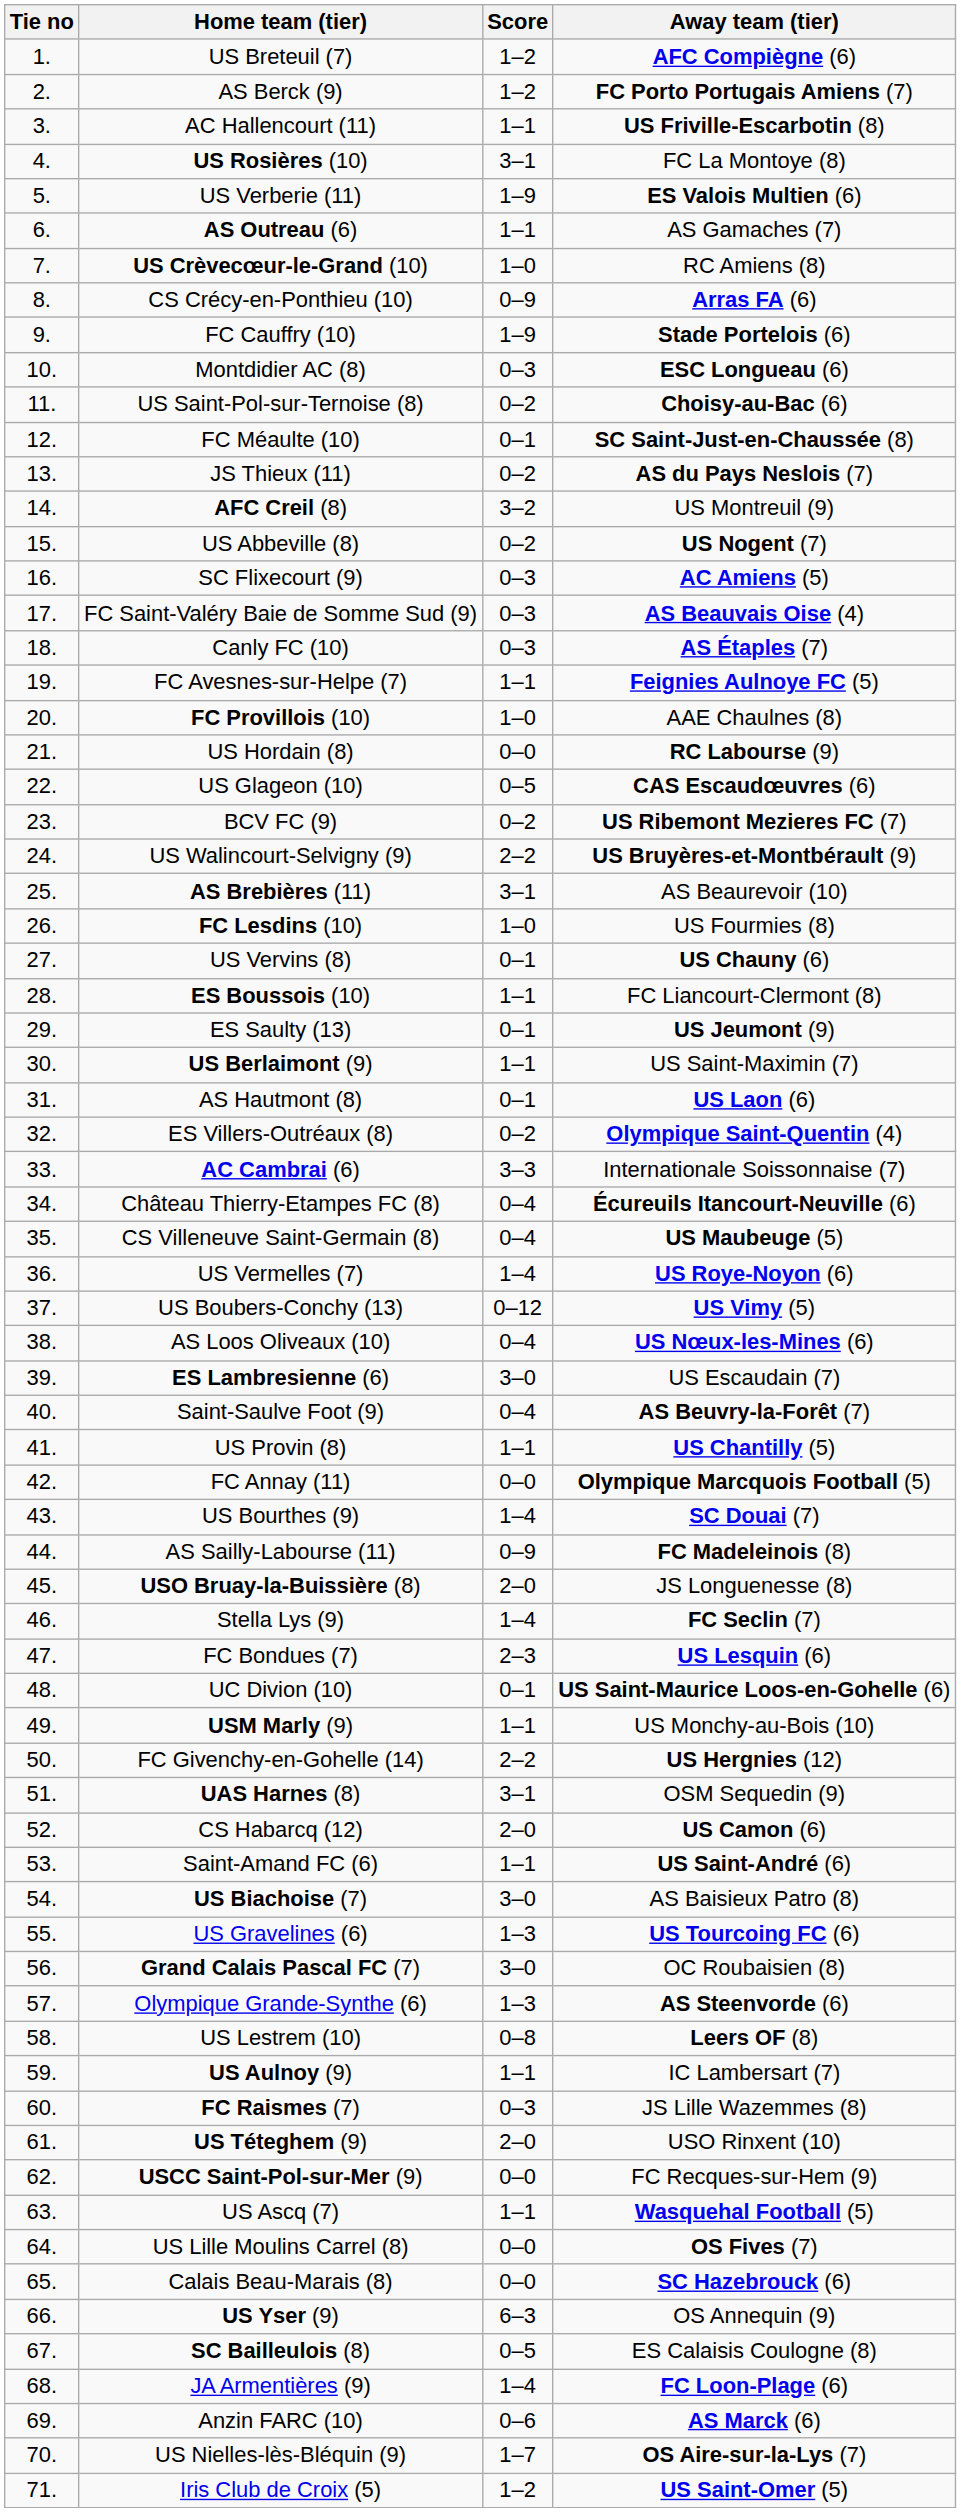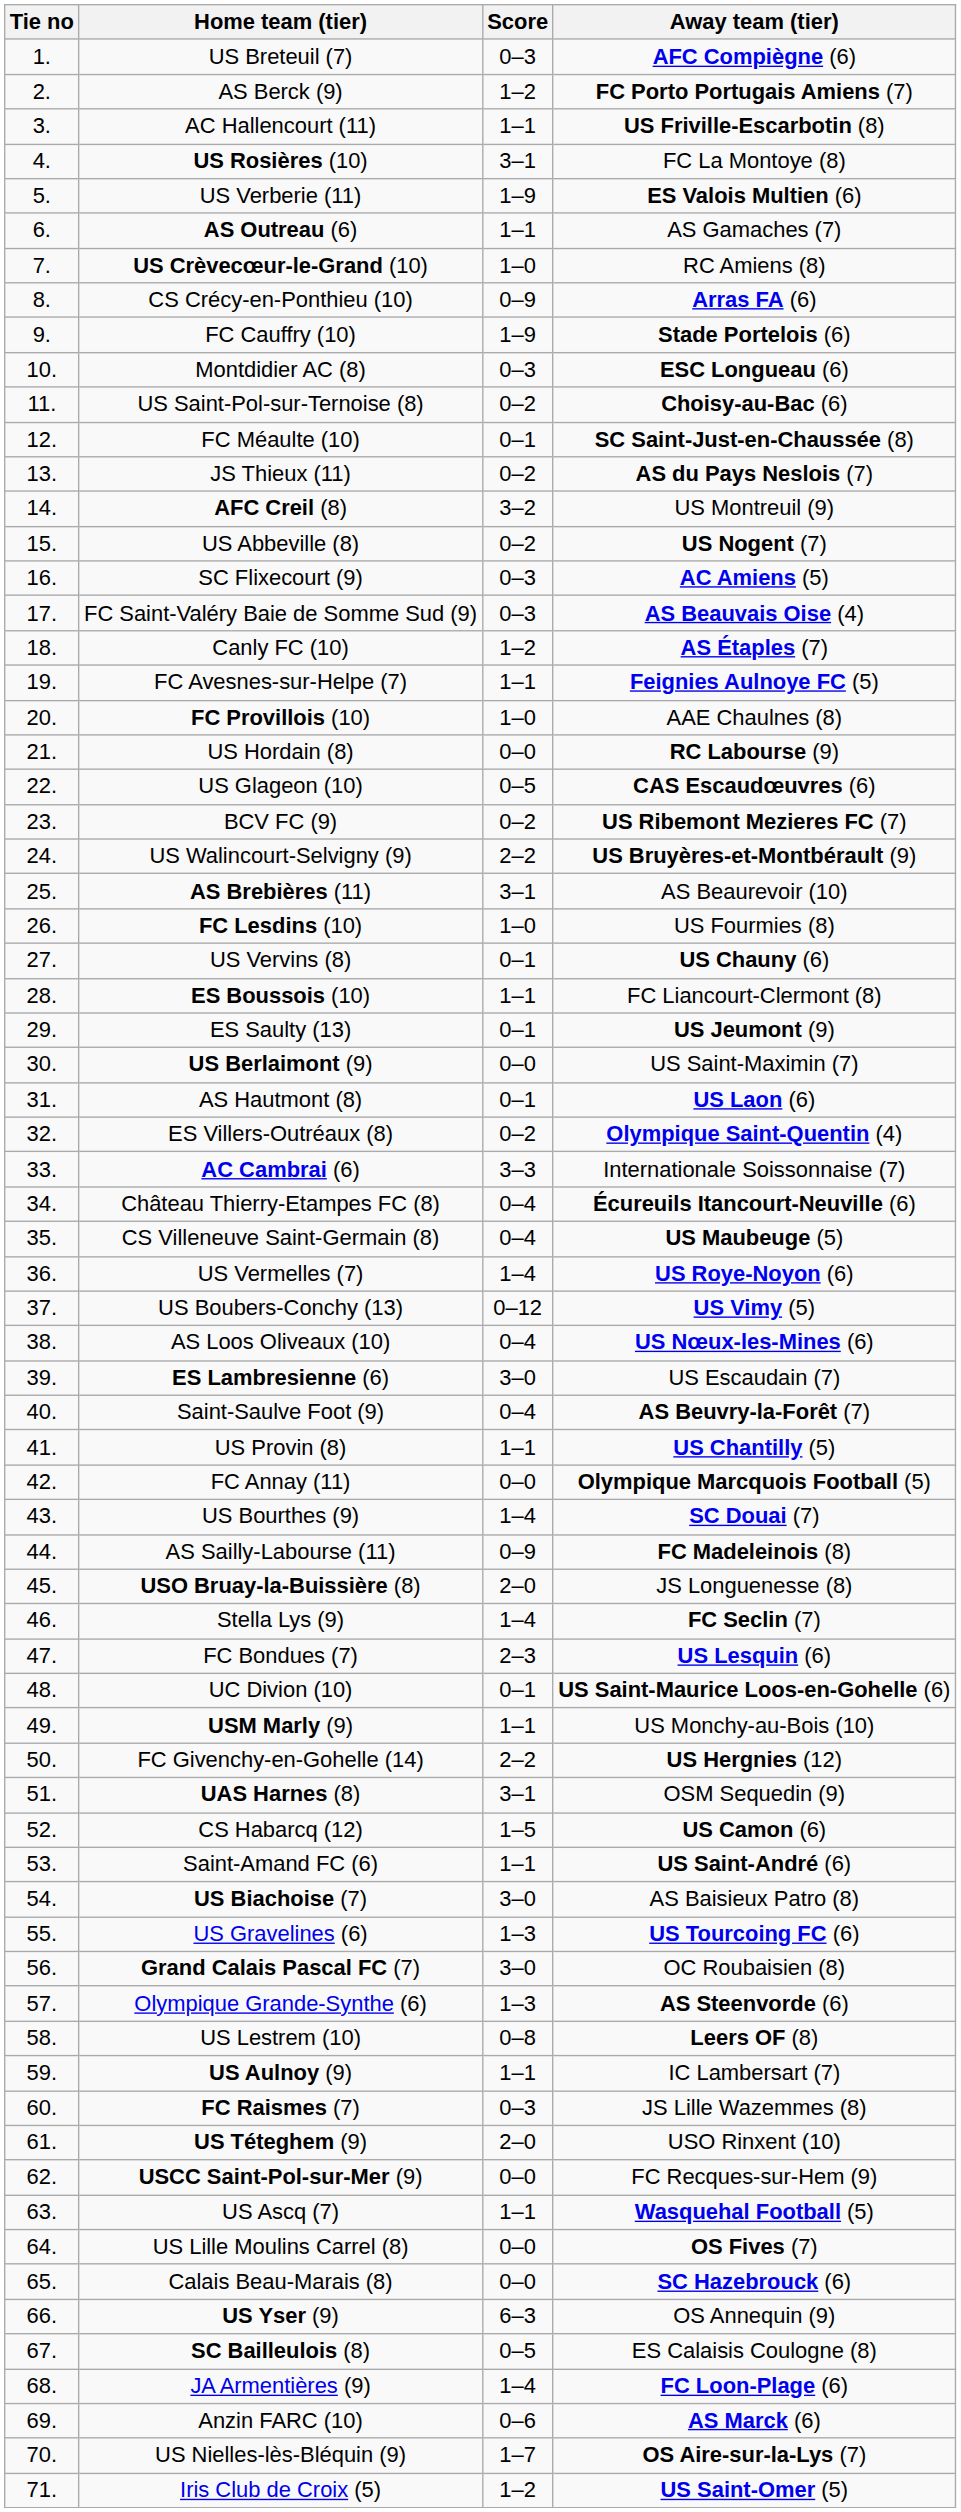(518, 56) 1–2 -> (518, 56) 0–3
(518, 647) 0–3 -> (518, 647) 1–2
(518, 1064) 1–1 -> (518, 1064) 0–0
(518, 1829) 2–0 -> (518, 1829) 1–5
